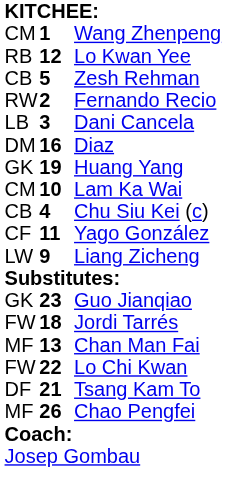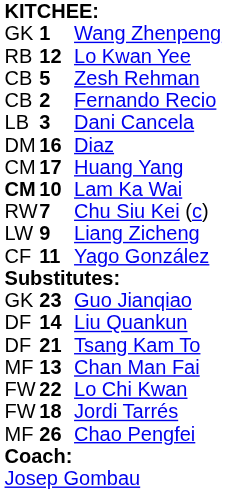(20, 33) CM -> (19, 33) GK
(21, 100) RW -> (18, 100) CB
(19, 167) GK -> (20, 167) CM
(50, 167) 19 -> (50, 167) 17
(20, 189) normal -> (20, 189) bold
(18, 211) CB -> (21, 211) RW
(45, 211) 4 -> (45, 211) 7
rows swapped: (142, 234) <-> (137, 256)
+ row: (131, 322)
rows swapped: (137, 389) <-> (126, 322)
